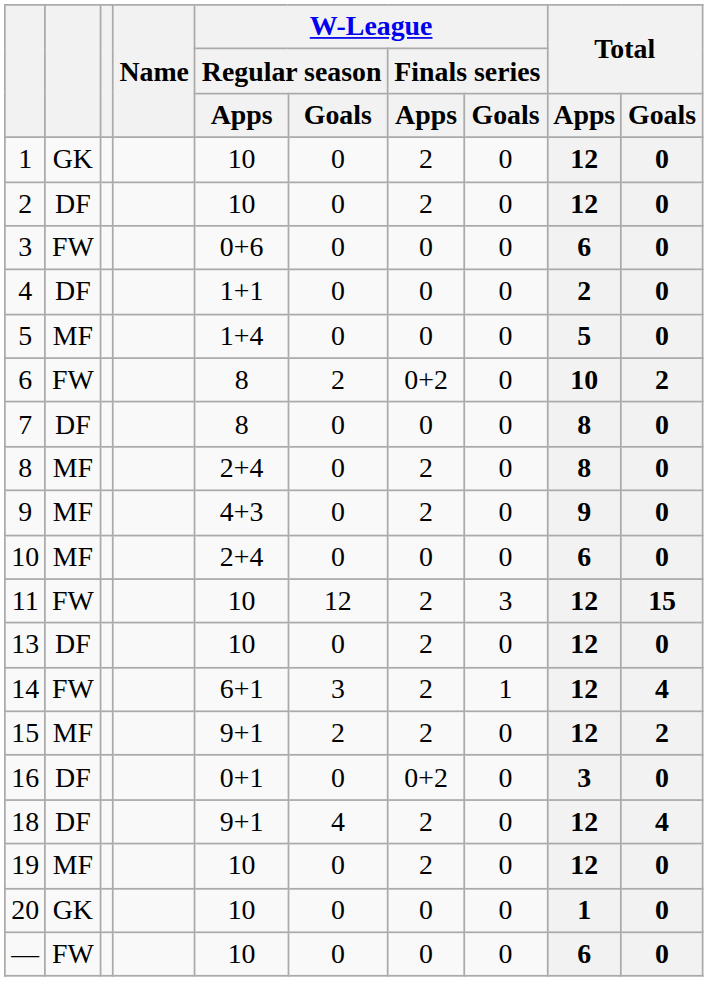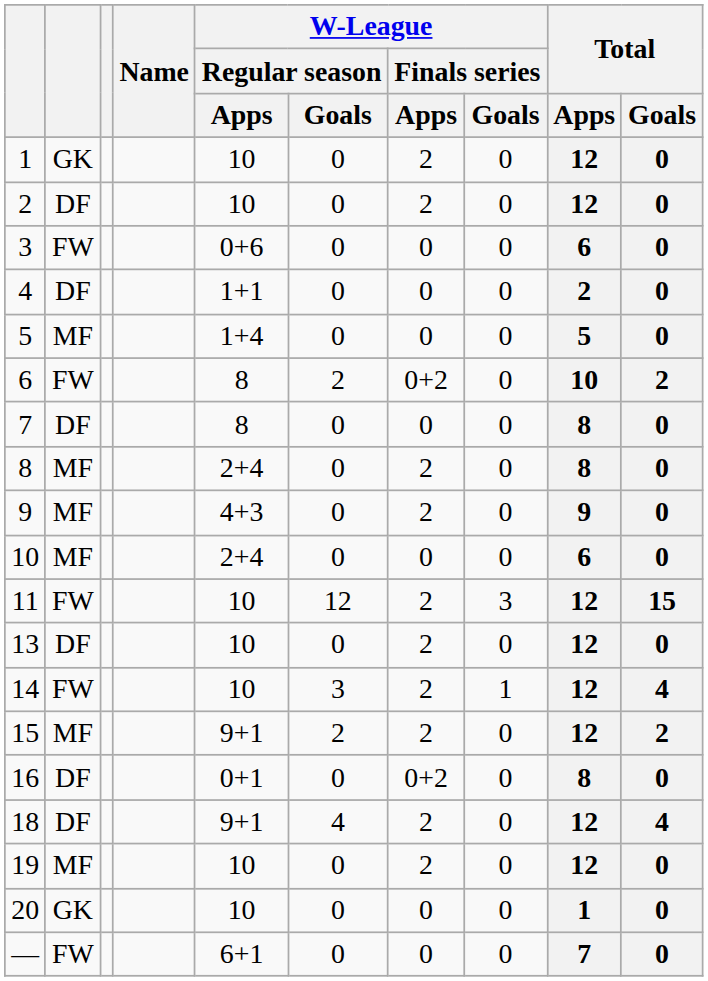(242, 688) 6+1 -> (242, 688) 10
(584, 777) 3 -> (584, 777) 8
(242, 953) 10 -> (242, 953) 6+1
(584, 953) 6 -> (584, 953) 7
